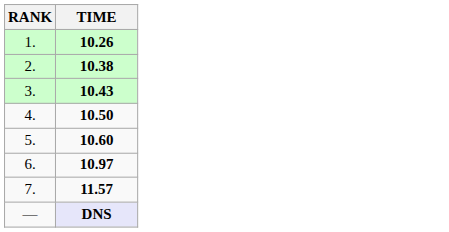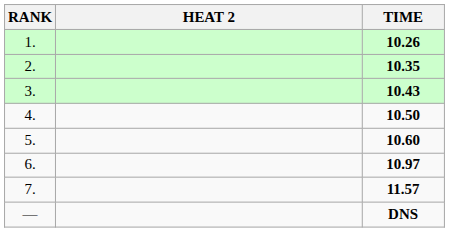+ column: (209, 17)
(97, 66) 10.38 -> (403, 66) 10.35
(97, 214) lavender background -> (403, 214) no background
